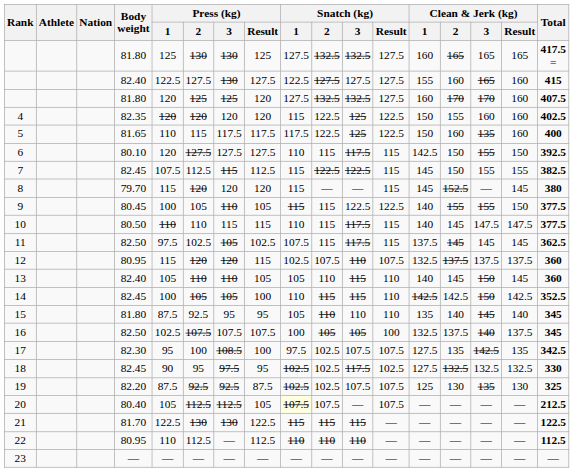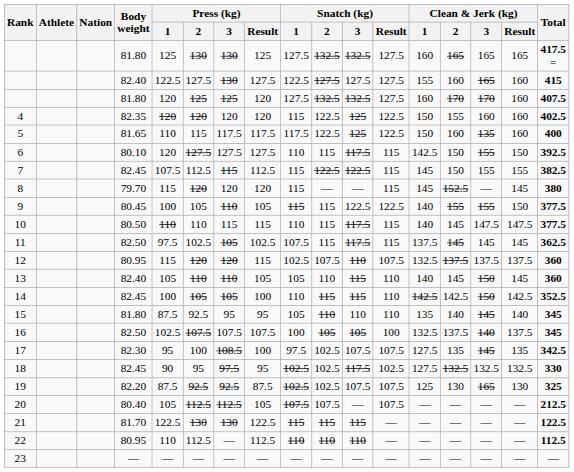(486, 350) 142.5 -> (486, 350) 145
(486, 386) 135 -> (486, 386) 165
(296, 404) lightyellow background -> (296, 404) no background
